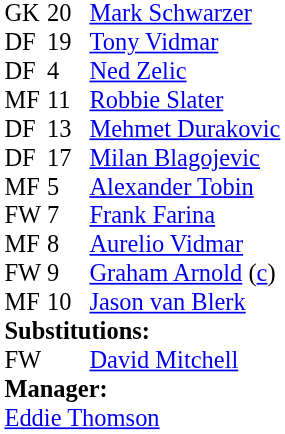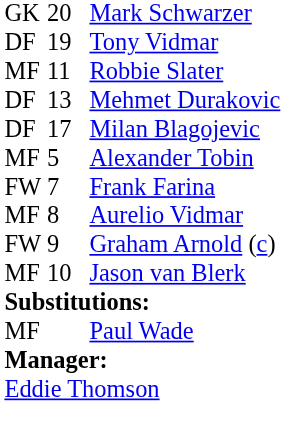- row: (138, 70)
- row: (164, 359)
+ row: (142, 330)
